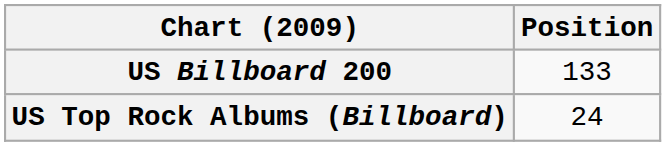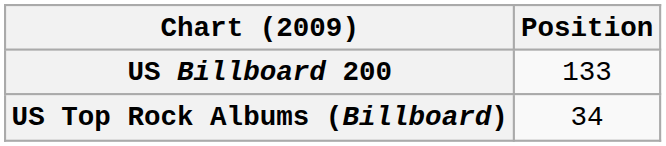(587, 117) 24 -> (587, 117) 34
